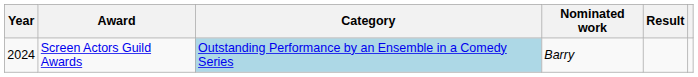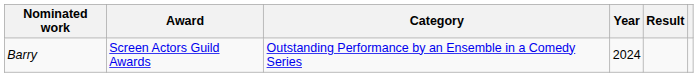columns swapped: (21, 21) <-> (592, 21)
(352, 55) lightblue background -> (421, 55) no background
